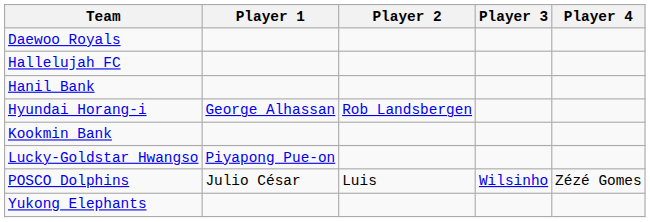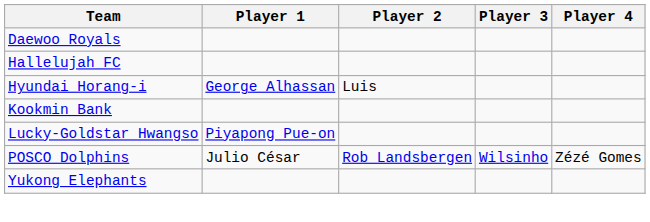- row: (51, 87)
(407, 110) Rob Landsbergen -> (359, 87) Luis
(359, 181) Luis -> (407, 157) Rob Landsbergen
